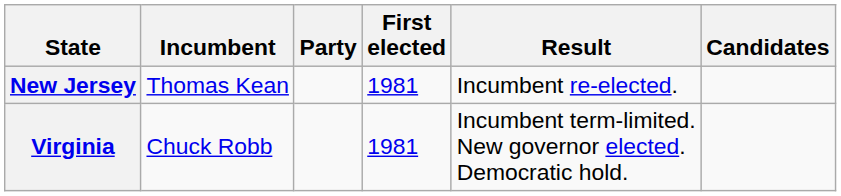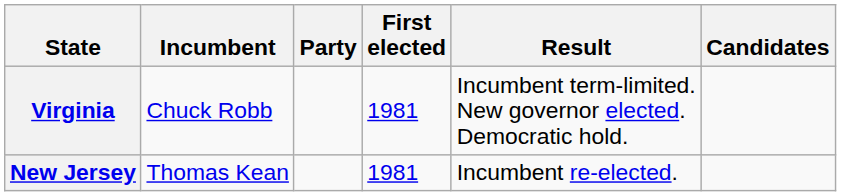rows swapped: (73, 84) <-> (73, 146)
